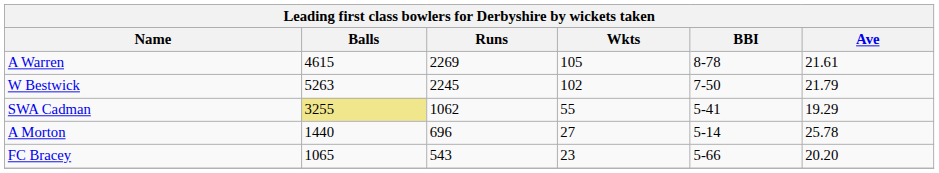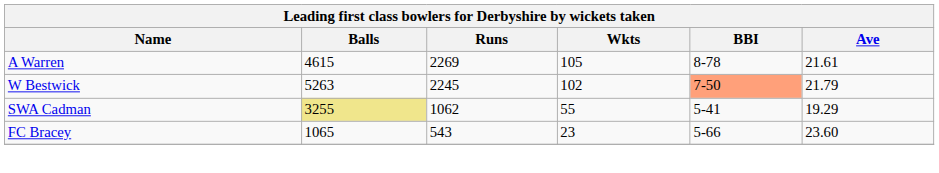(707, 86) no background -> (707, 86) lightsalmon background
- row: (37, 132)
(822, 156) 20.20 -> (822, 132) 23.60
